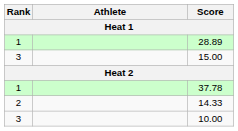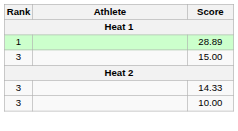- row: (210, 88)
(19, 103) 2 -> (19, 88) 3
